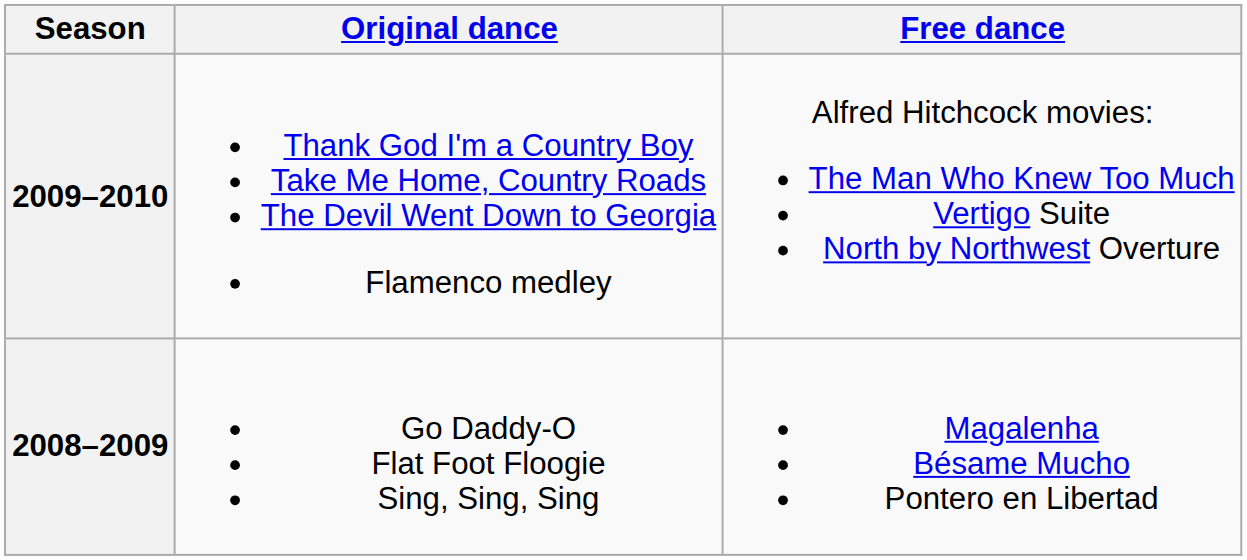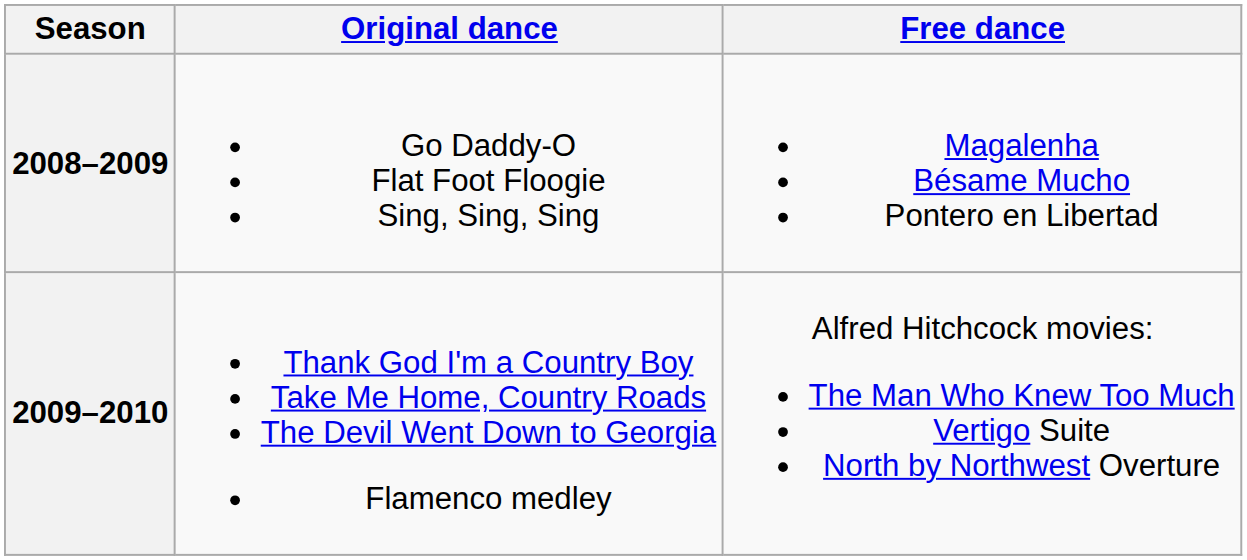rows swapped: (90, 195) <-> (90, 446)
